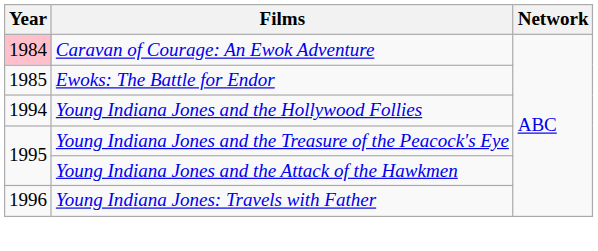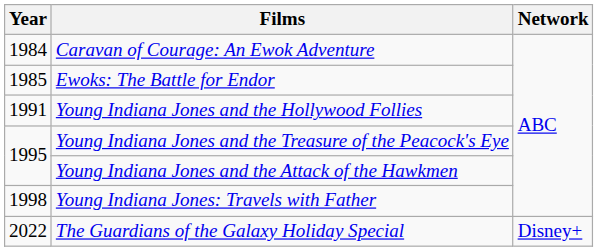(28, 49) pink background -> (28, 49) no background
(28, 110) 1994 -> (28, 110) 1991
(28, 200) 1996 -> (28, 200) 1998
+ row: (230, 230)
